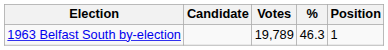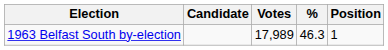(274, 34) 19,789 -> (274, 34) 17,989
